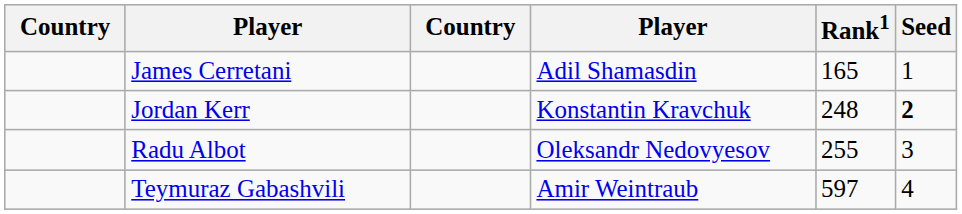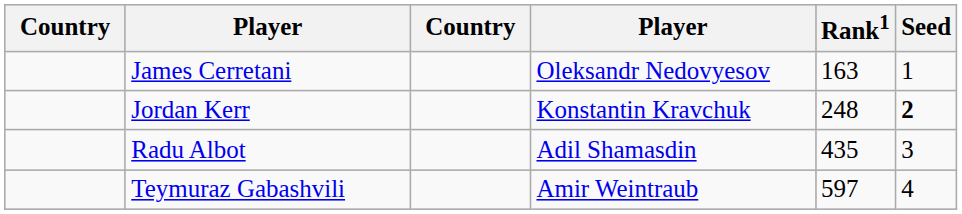(617, 70) Adil Shamasdin -> (653, 70) Oleksandr Nedovyesov
(840, 70) 165 -> (840, 70) 163
(653, 149) Oleksandr Nedovyesov -> (617, 149) Adil Shamasdin
(840, 149) 255 -> (840, 149) 435
